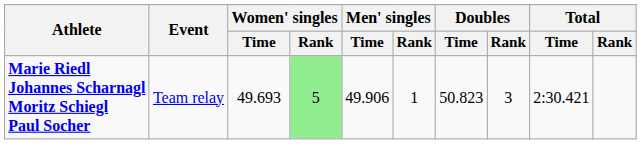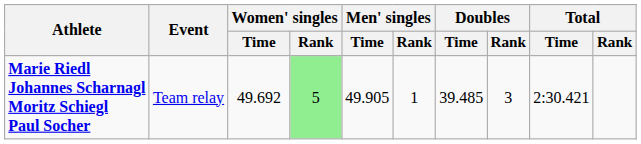(259, 97) 49.693 -> (259, 97) 49.692
(367, 97) 49.906 -> (367, 97) 49.905
(461, 97) 50.823 -> (461, 97) 39.485
